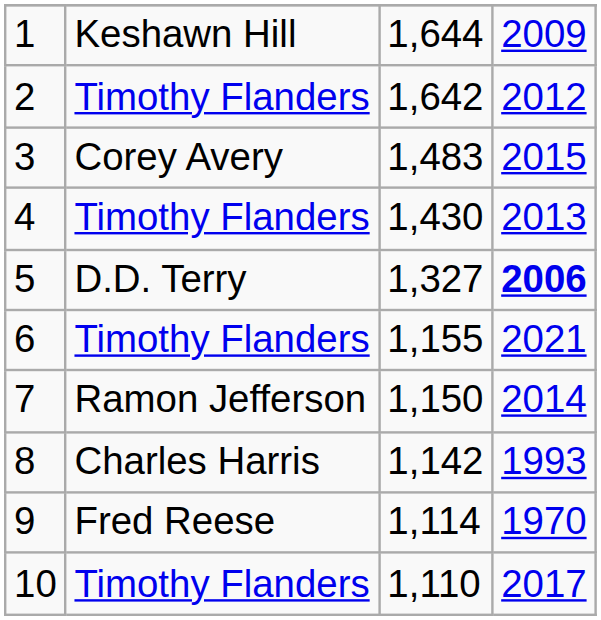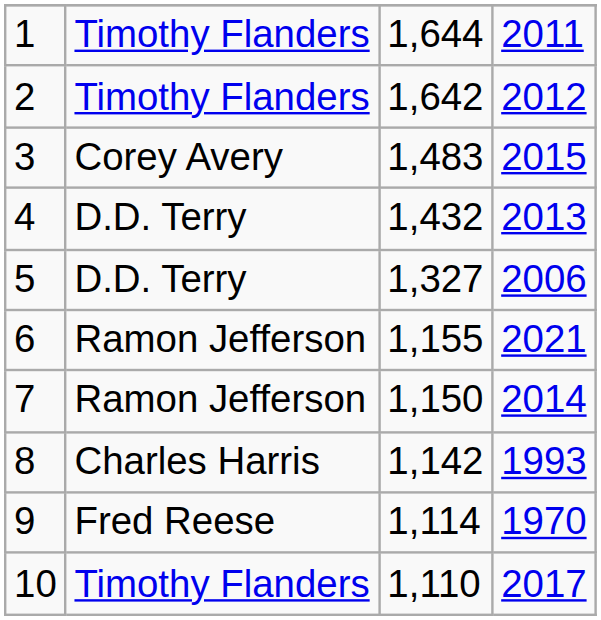(185, 34) Keshawn Hill -> (222, 34) Timothy Flanders
(544, 34) 2009 -> (542, 34) 2011
(222, 217) Timothy Flanders -> (161, 217) D.D. Terry
(435, 217) 1,430 -> (435, 217) 1,432
(544, 278) bold -> (544, 278) normal
(222, 339) Timothy Flanders -> (220, 339) Ramon Jefferson
